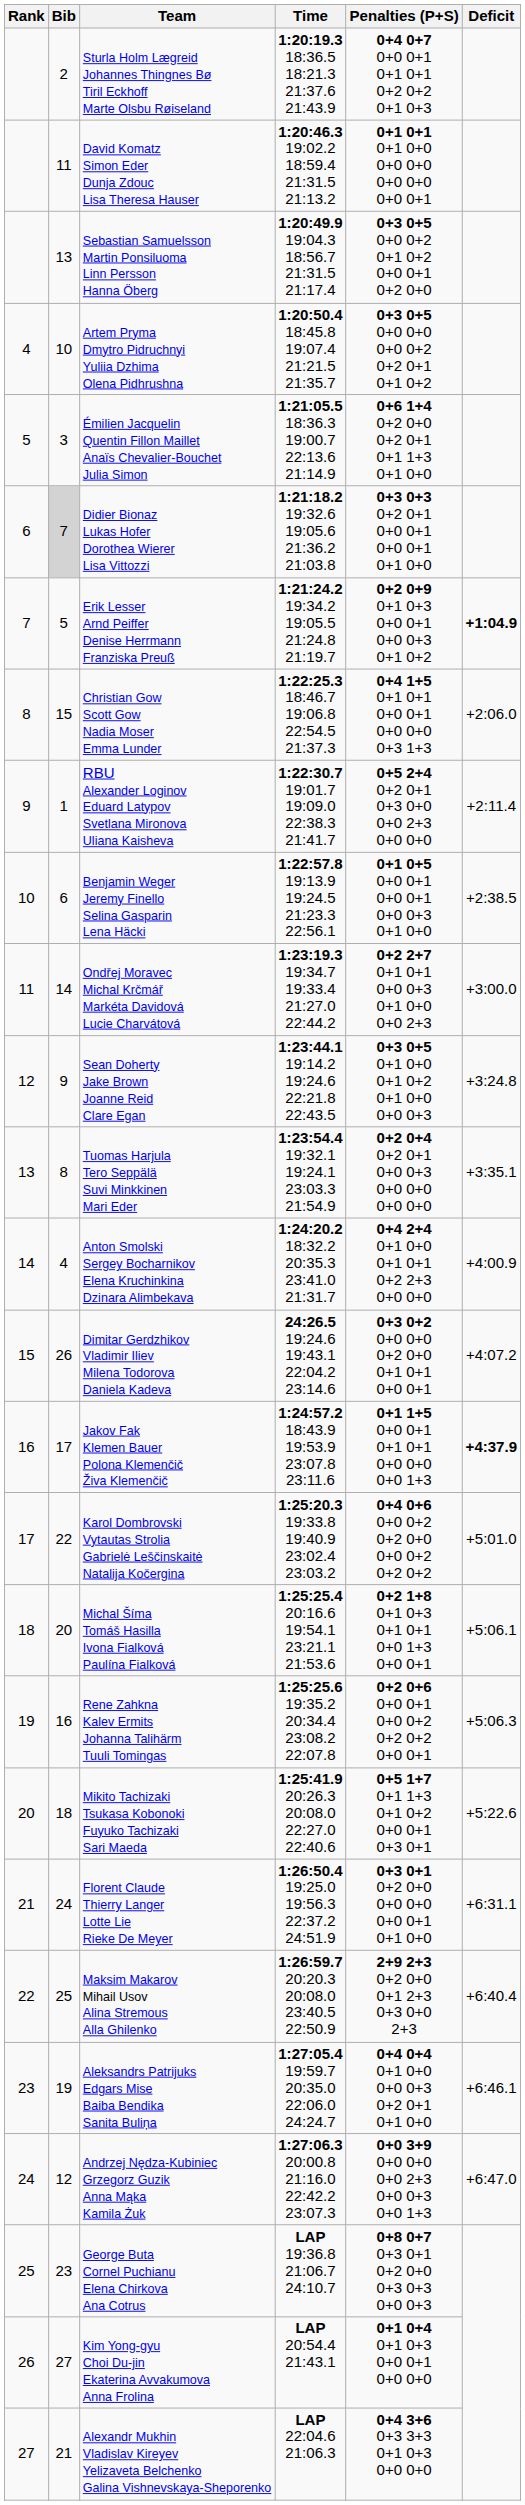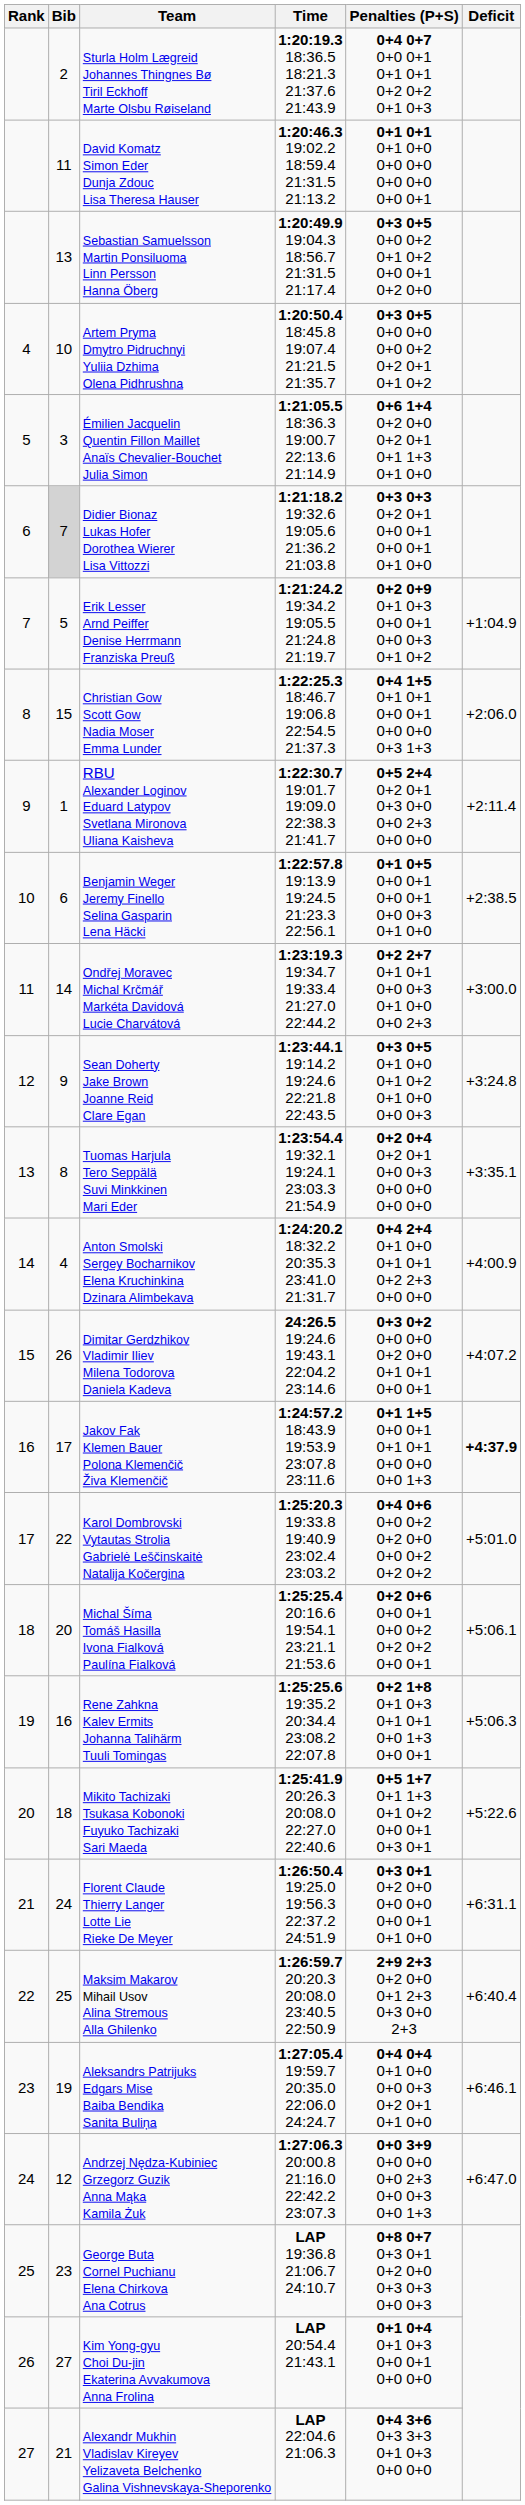(491, 623) bold -> (491, 623) normal
(404, 1630) 0+2 1+8 0+1 0+3 0+1 0+1 0+0 1+3 0+0 0+1 -> (404, 1630) 0+2 0+6 0+0 0+1 0+0 0+2 0+2 0+2 0+0 0+1
(404, 1721) 0+2 0+6 0+0 0+1 0+0 0+2 0+2 0+2 0+0 0+1 -> (404, 1721) 0+2 1+8 0+1 0+3 0+1 0+1 0+0 1+3 0+0 0+1
